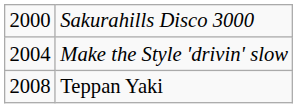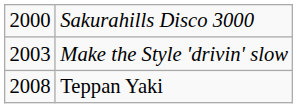(30, 53) 2004 -> (30, 53) 2003
